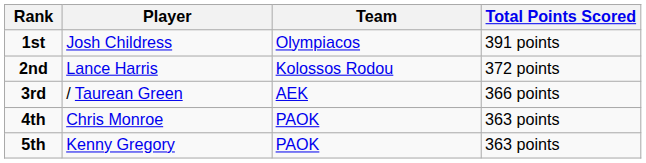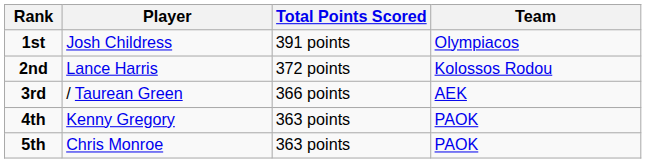columns swapped: (377, 17) <-> (561, 17)
(115, 119) Chris Monroe -> (121, 119) Kenny Gregory
(121, 145) Kenny Gregory -> (115, 145) Chris Monroe
